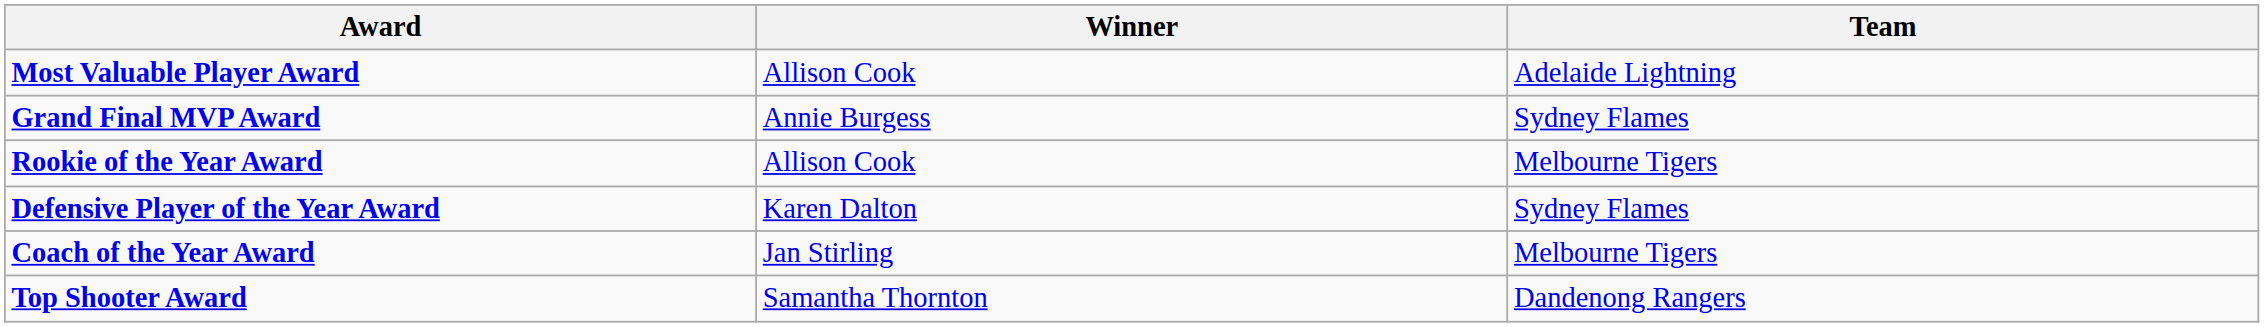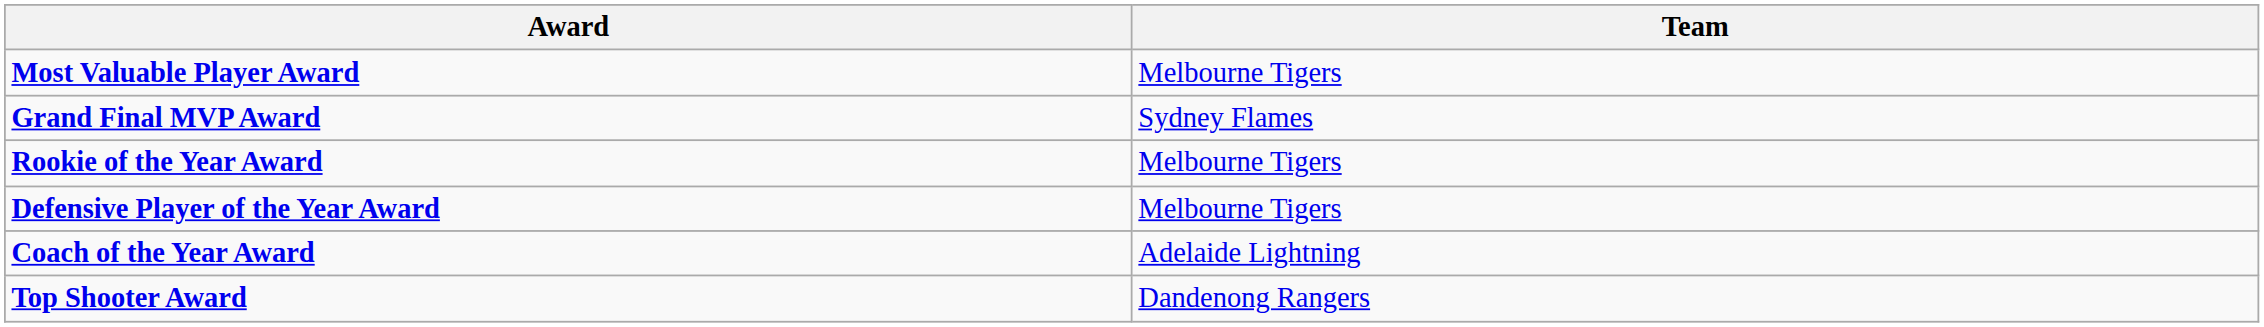- column: (1132, 27)
(1625, 72) Adelaide Lightning -> (1240, 72) Melbourne Tigers
(1601, 207) Sydney Flames -> (1240, 207) Melbourne Tigers
(1616, 252) Melbourne Tigers -> (1249, 252) Adelaide Lightning
